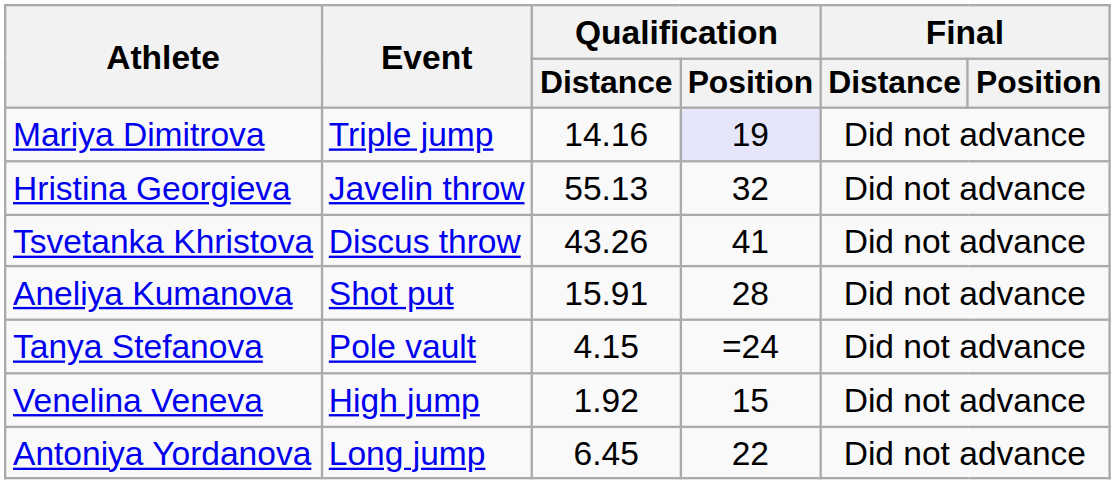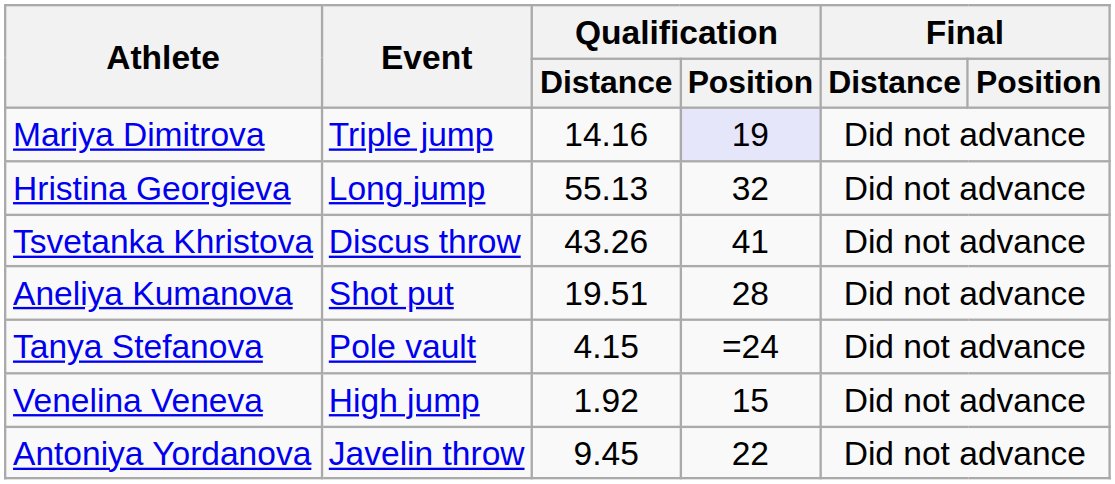(427, 188) Javelin throw -> (407, 188) Long jump
(606, 294) 15.91 -> (606, 294) 19.51
(407, 453) Long jump -> (427, 453) Javelin throw
(606, 453) 6.45 -> (606, 453) 9.45
